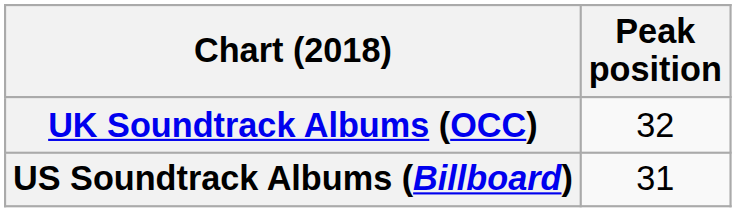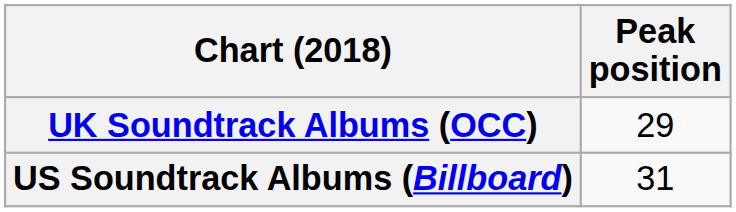(655, 124) 32 -> (655, 124) 29
